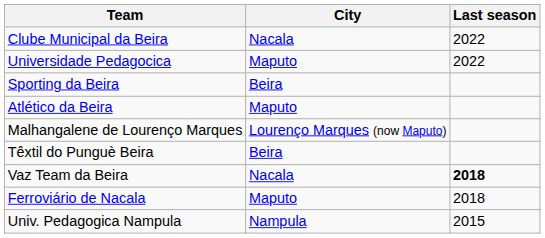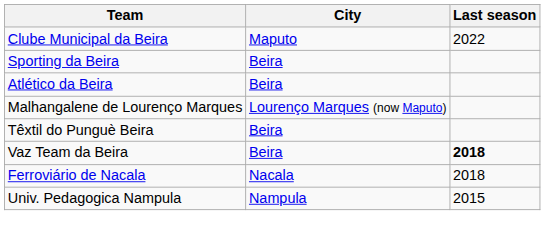(271, 38) Nacala -> (273, 38) Maputo
- row: (89, 61)
(273, 107) Maputo -> (266, 84) Beira
(271, 175) Nacala -> (266, 152) Beira
(273, 198) Maputo -> (271, 175) Nacala
